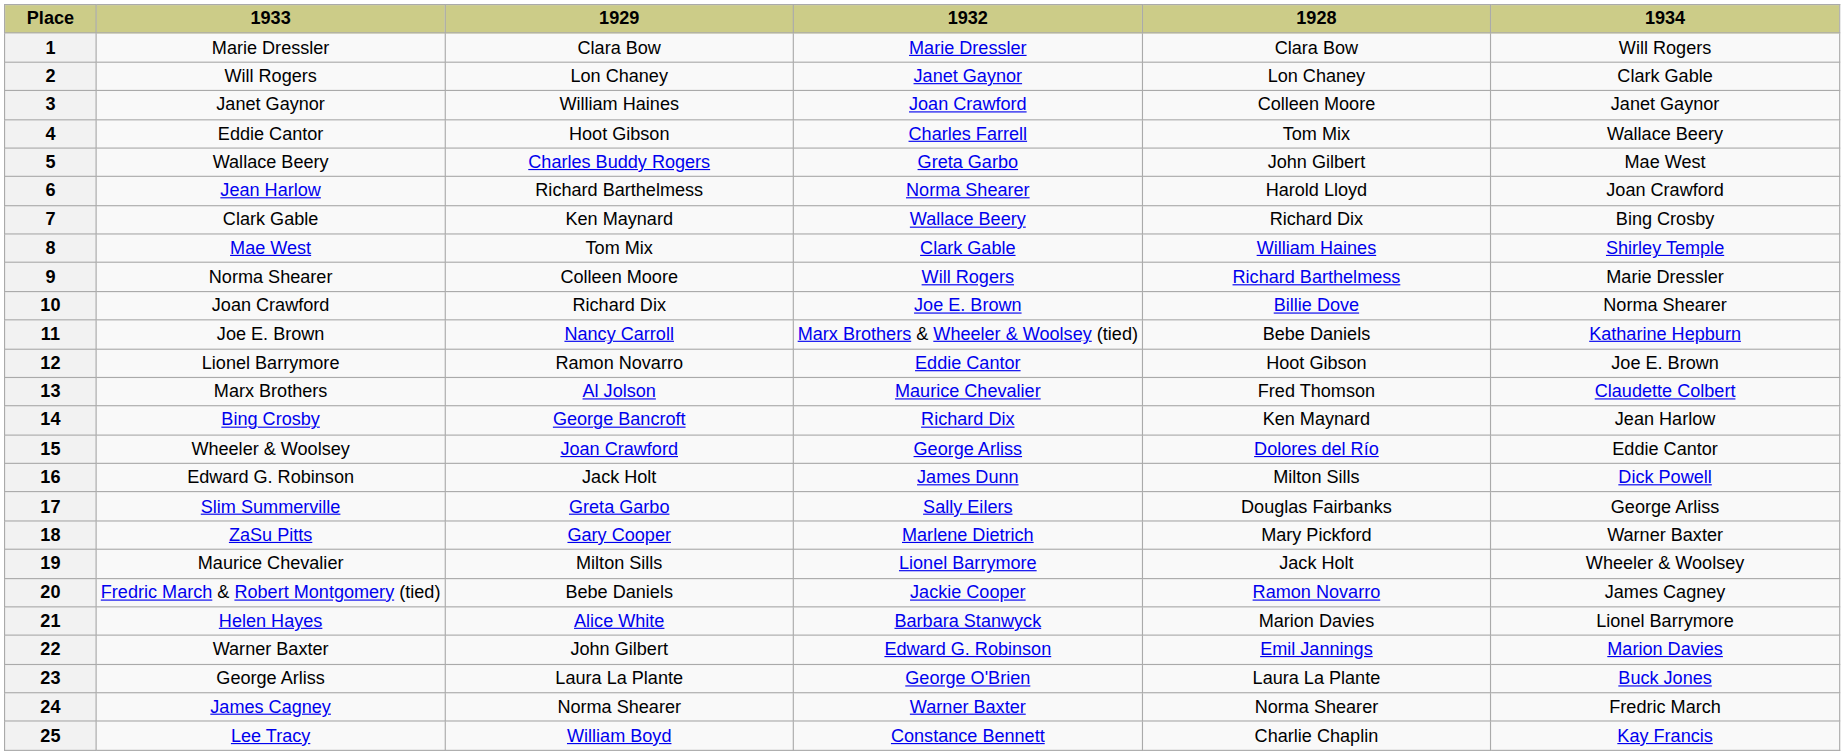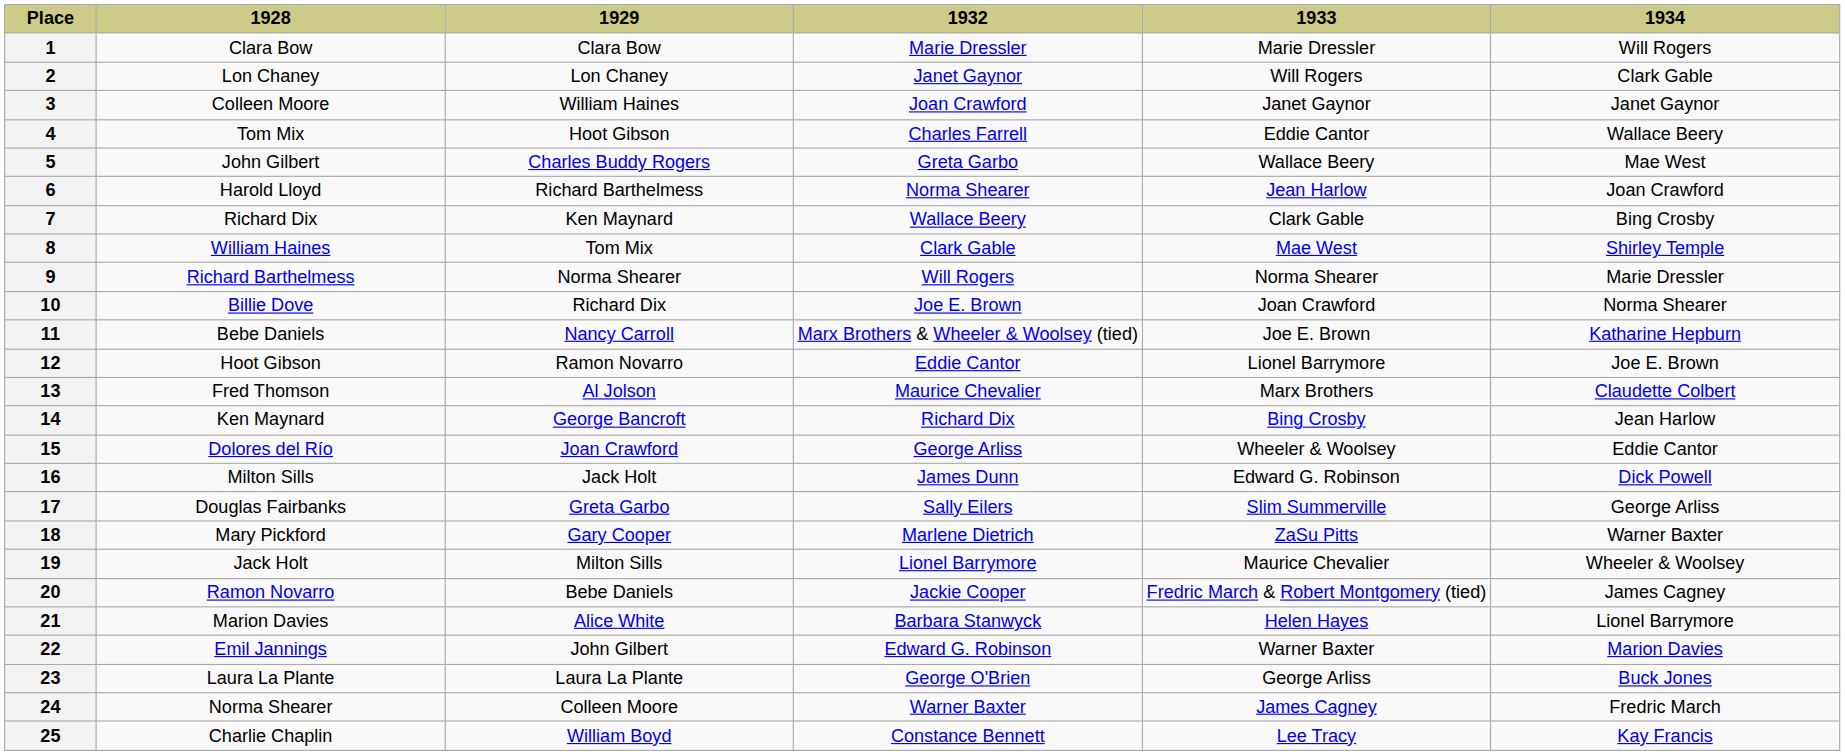columns swapped: (1316, 18) <-> (271, 18)
(619, 276) Colleen Moore -> (619, 276) Norma Shearer
(619, 707) Norma Shearer -> (619, 707) Colleen Moore
